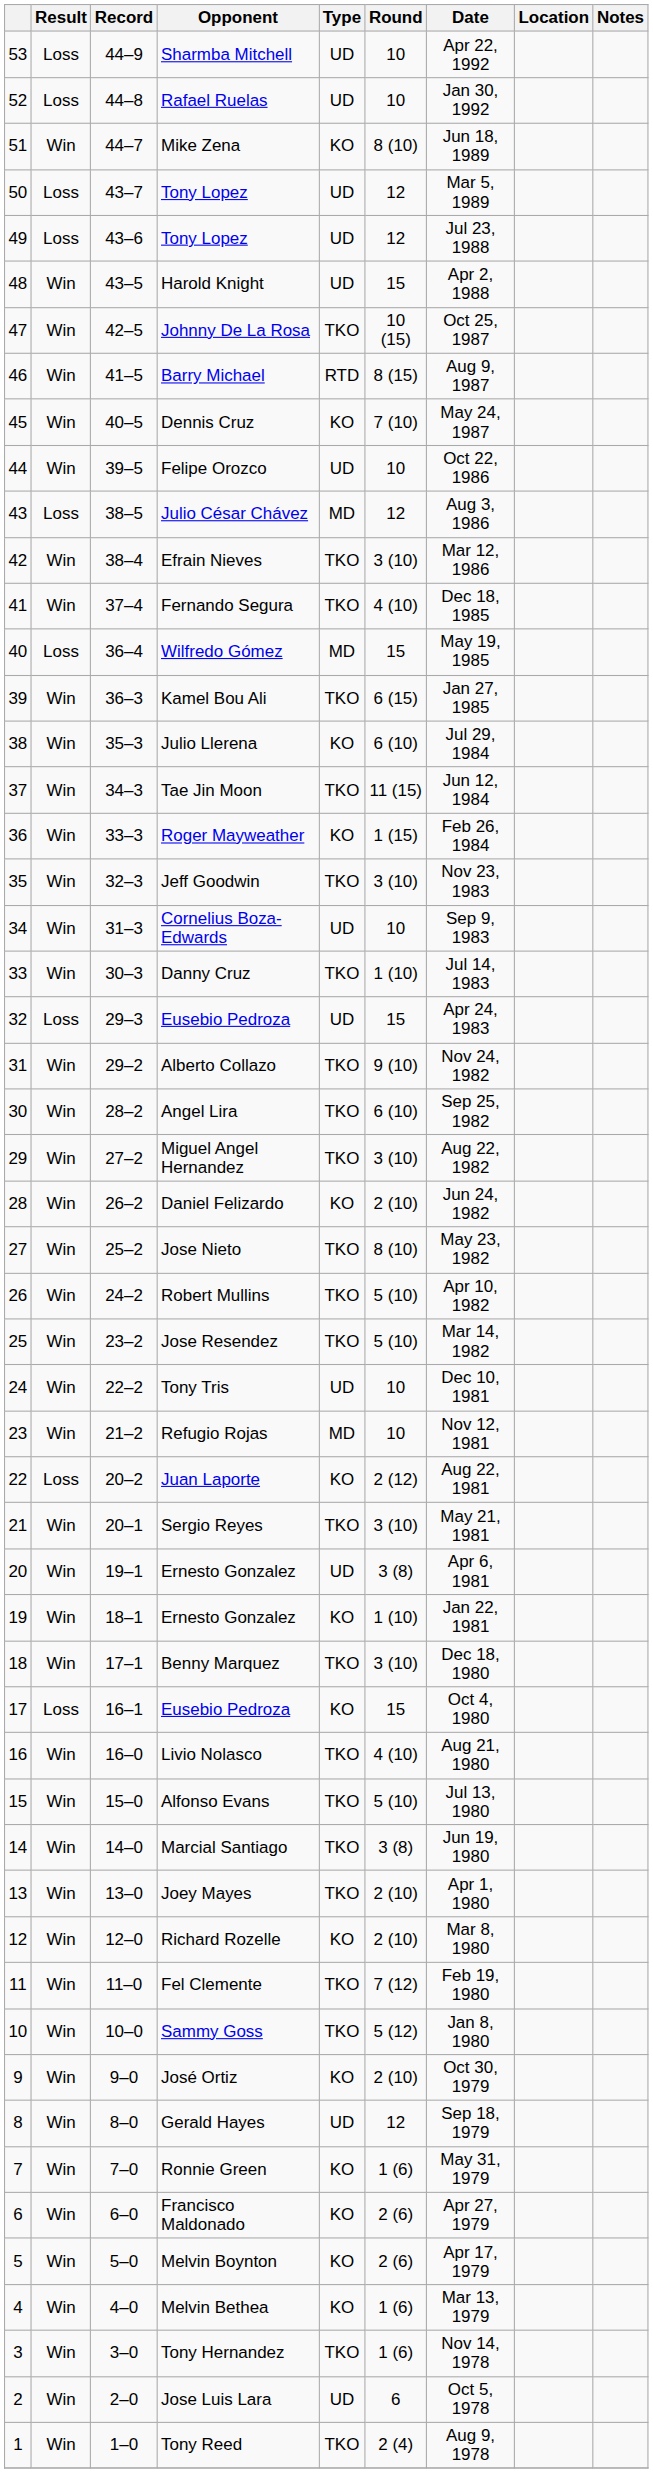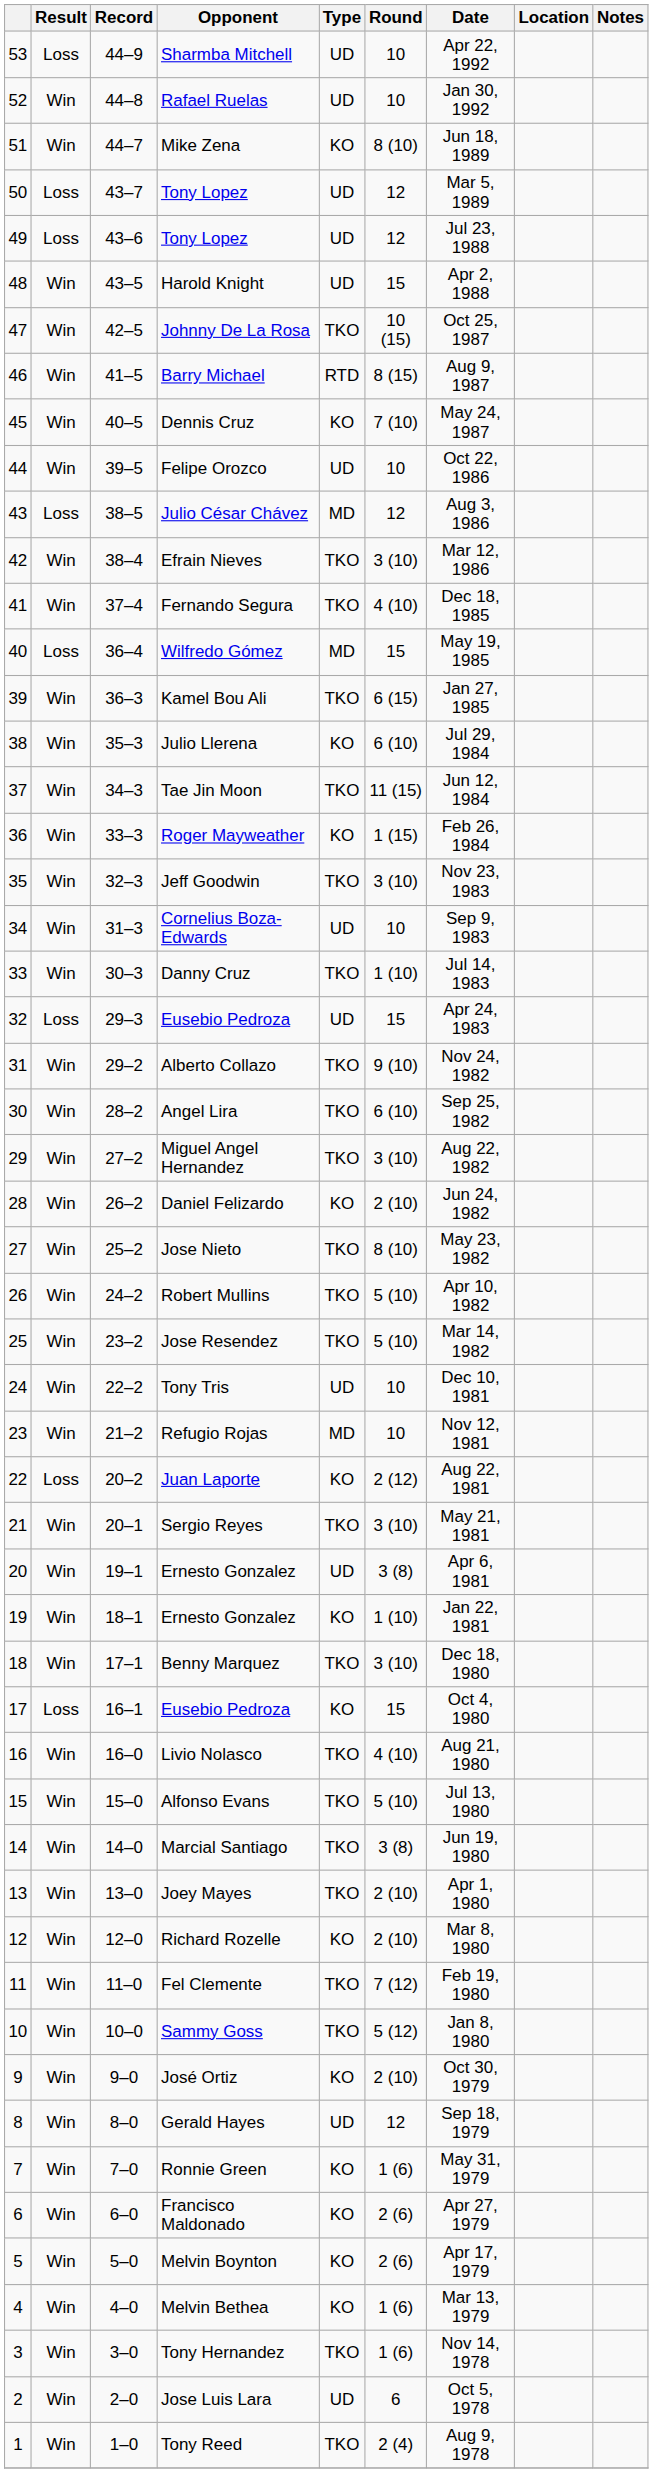(61, 100) Loss -> (61, 100) Win
